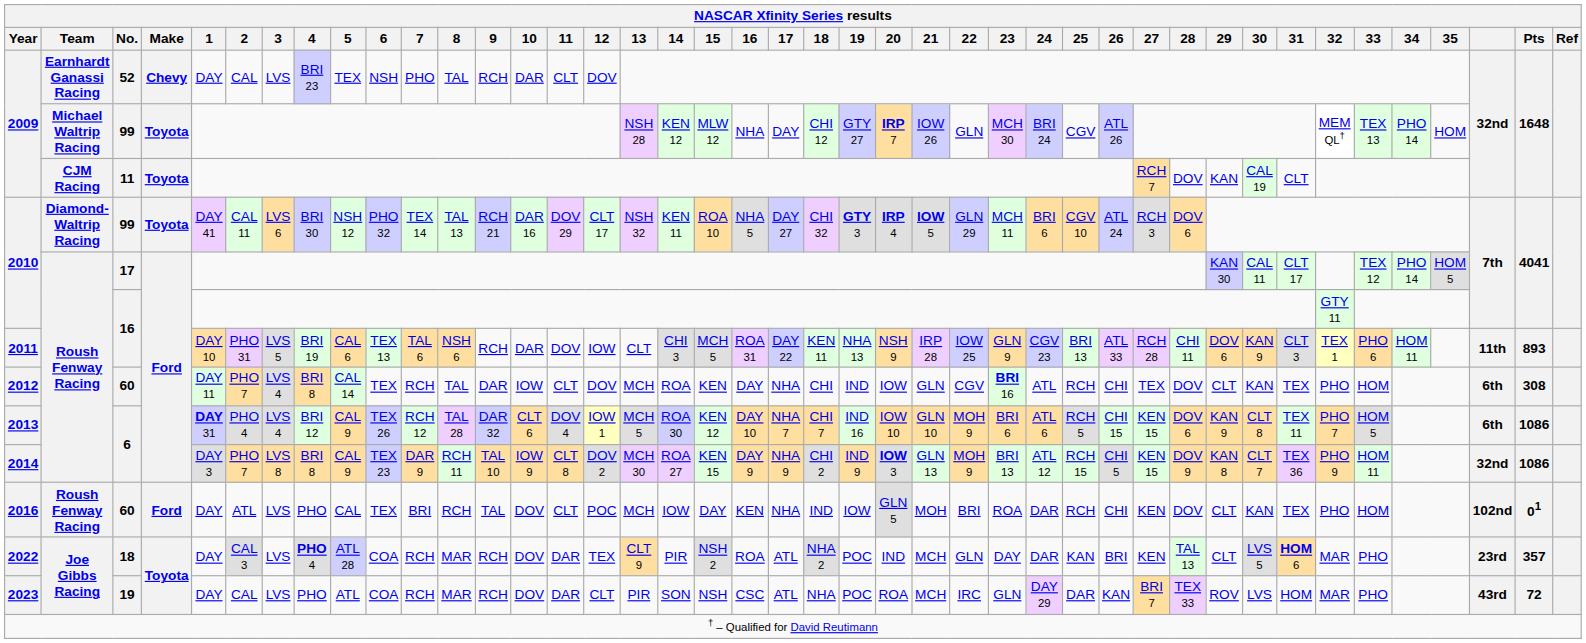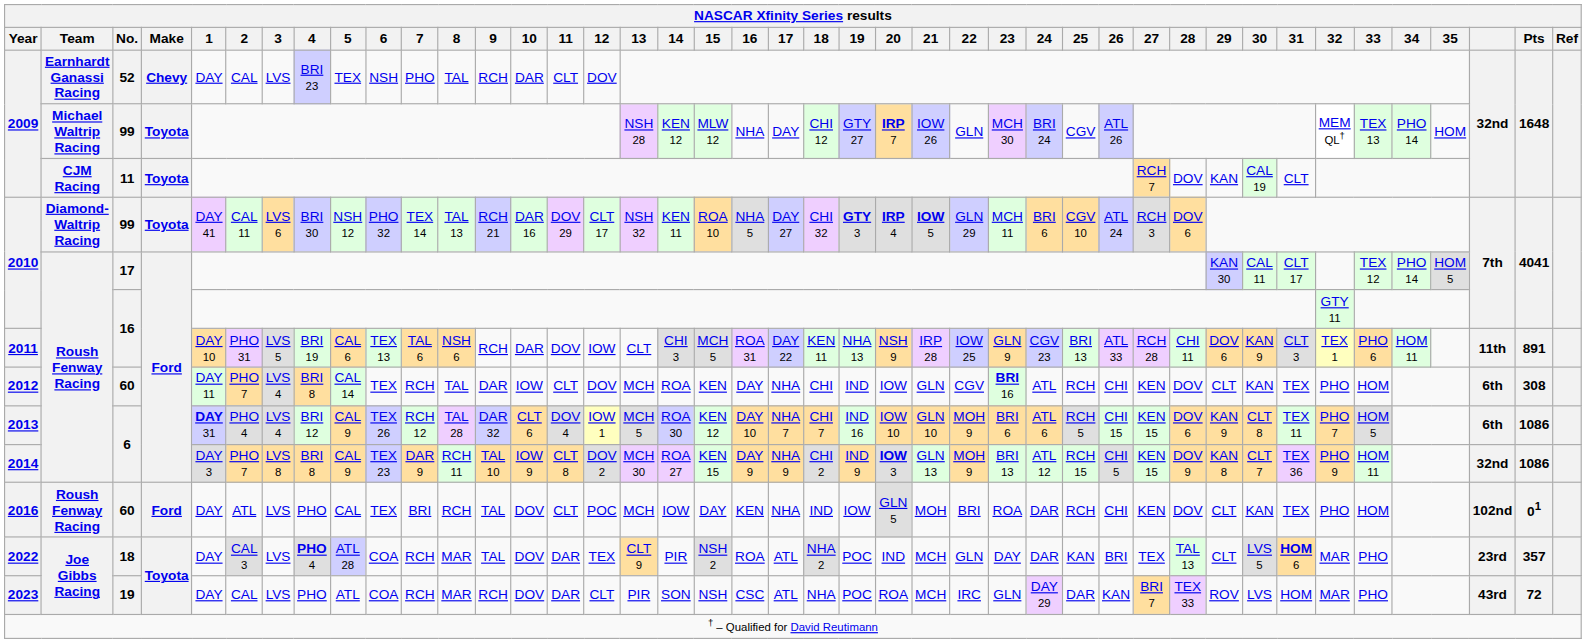(1534, 348) 893 -> (1534, 348) 891
(1152, 386) TEX -> (1152, 386) KEN
(493, 556) RCH -> (493, 556) TAL
(1152, 556) KEN -> (1152, 556) TEX
